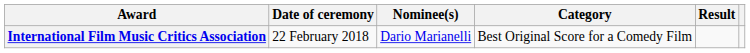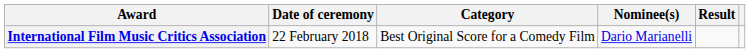columns swapped: (585, 15) <-> (426, 15)
